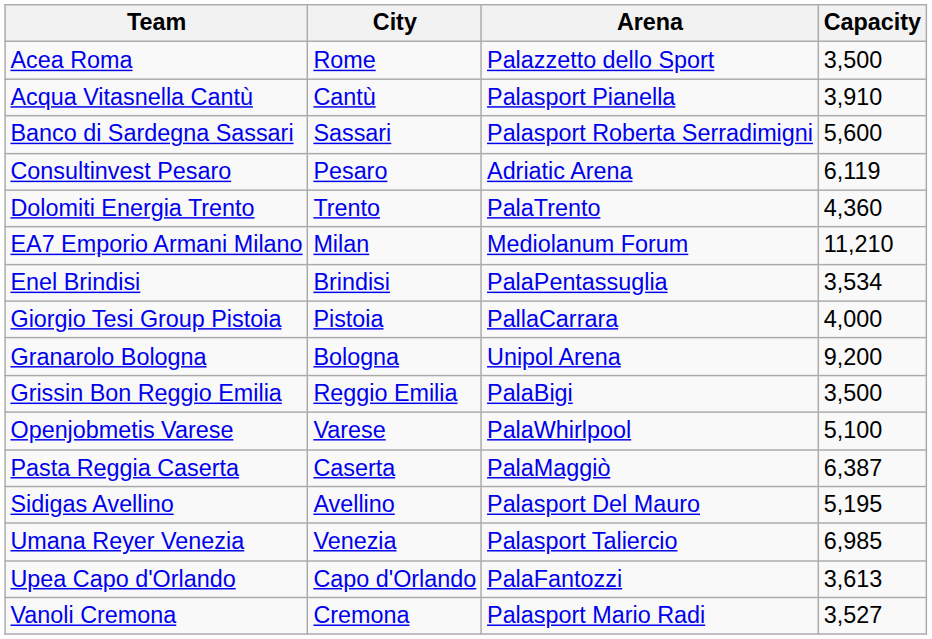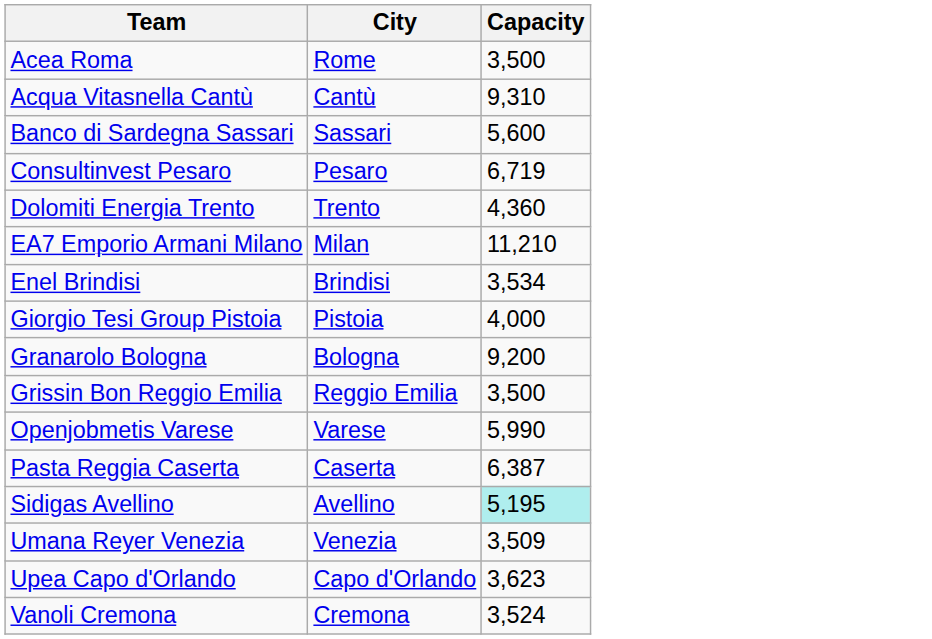- column: (650, 23)
(853, 97) 3,910 -> (516, 97) 9,310
(852, 171) 6,119 -> (516, 171) 6,719
(853, 430) 5,100 -> (516, 430) 5,990
(853, 504) no background -> (516, 504) paleturquoise background
(853, 541) 6,985 -> (516, 541) 3,509
(853, 578) 3,613 -> (516, 578) 3,623
(853, 615) 3,527 -> (516, 615) 3,524
